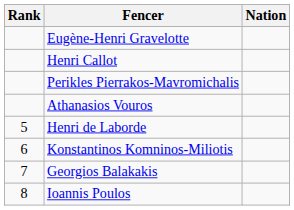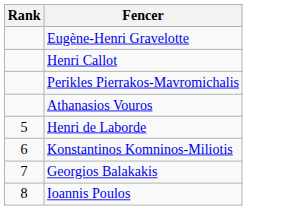- column: (266, 15)
